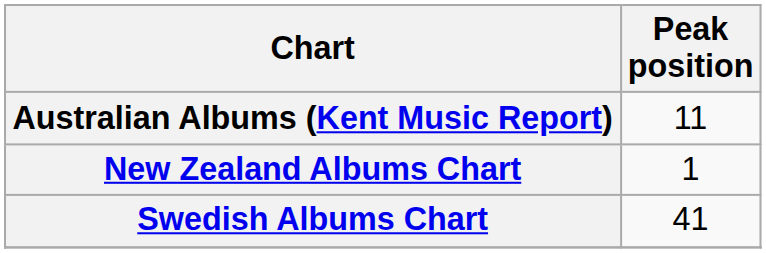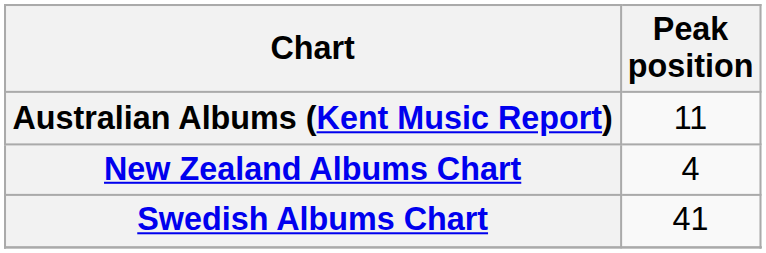(691, 169) 1 -> (691, 169) 4
